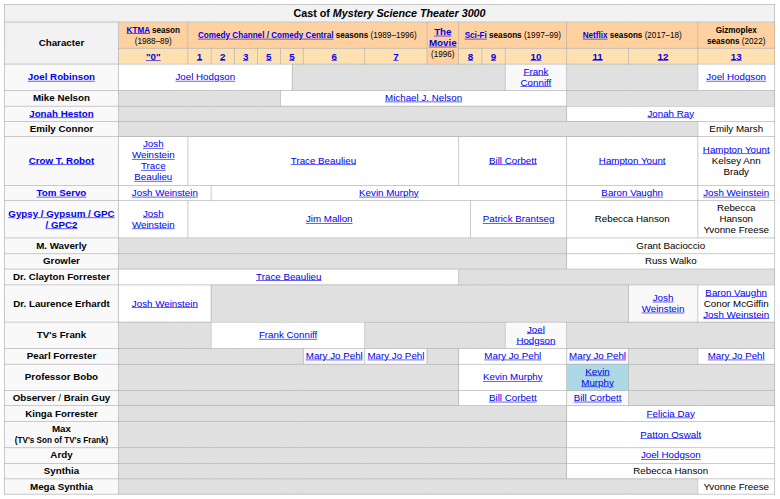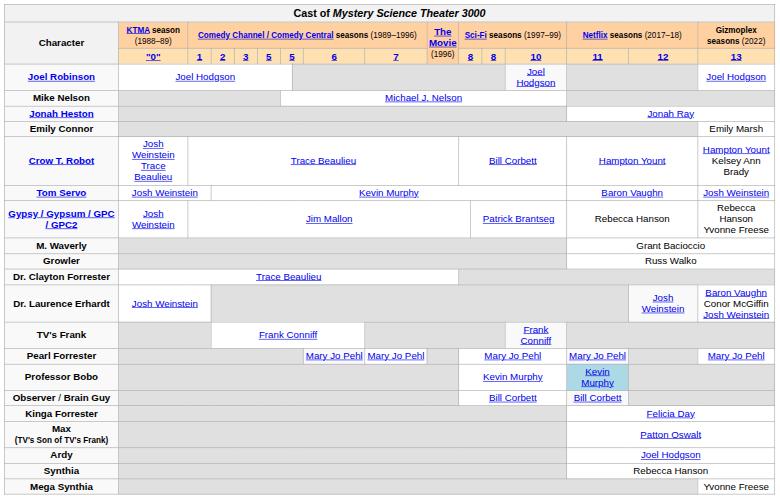(494, 56) 9 -> (494, 56) 8
(536, 77) Frank Conniff -> (536, 77) Joel Hodgson
(536, 335) Joel Hodgson -> (536, 335) Frank Conniff
